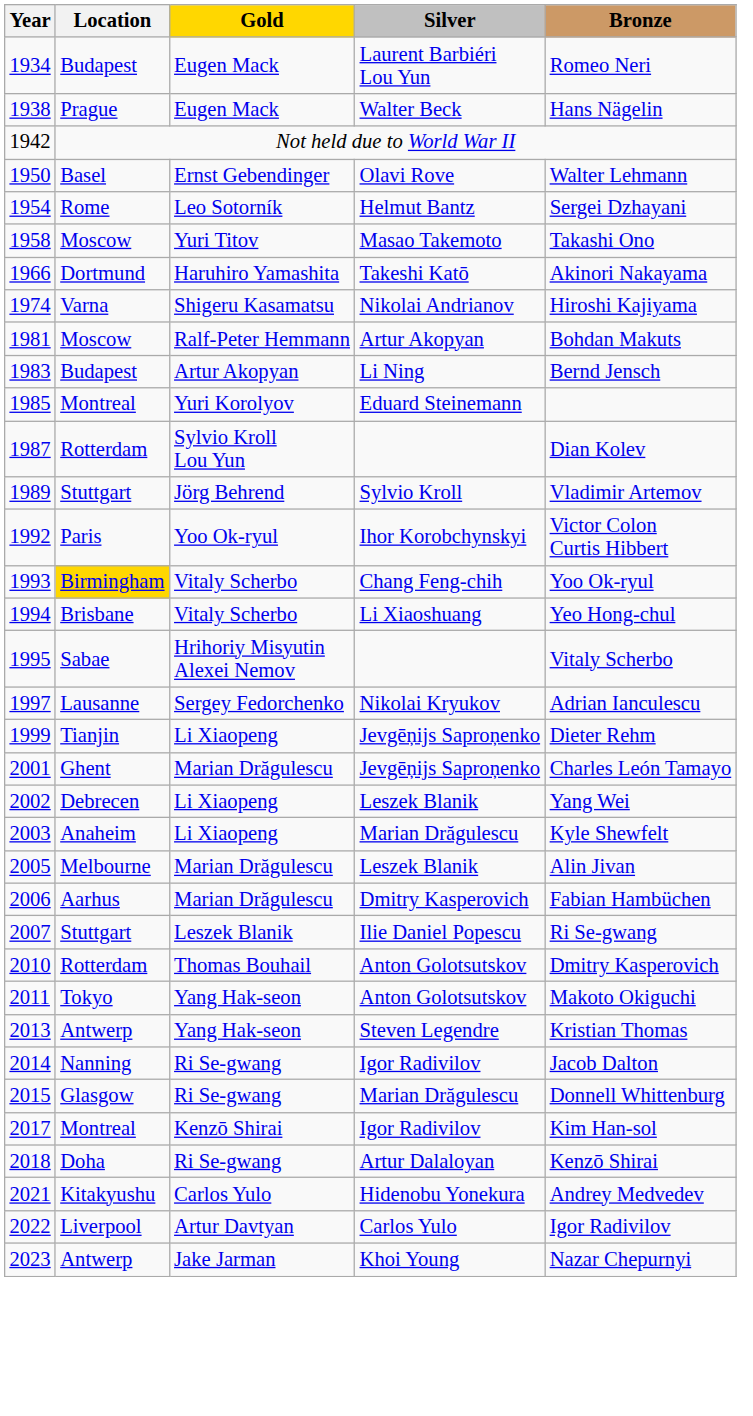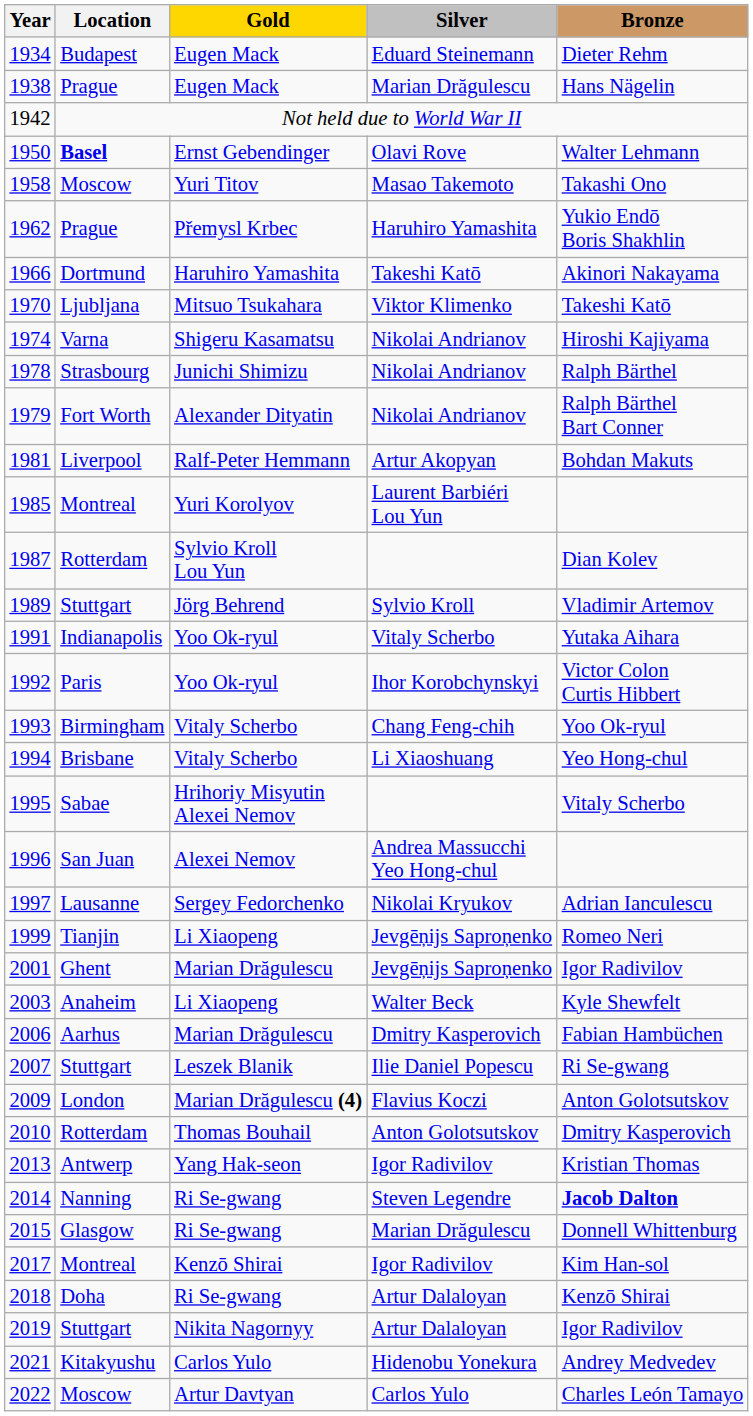(428, 65) Laurent Barbiéri Lou Yun -> (453, 53) Eduard Steinemann
(600, 65) Romeo Neri -> (615, 53) Dieter Rehm
(411, 109) Walter Beck -> (451, 86) Marian Drăgulescu
(83, 175) normal -> (84, 151) bold
- row: (30, 207)
+ row: (30, 228)
+ row: (30, 305)
+ row: (30, 371)
+ row: (30, 415)
(96, 338) Moscow -> (101, 460) Liverpool
- row: (30, 371)
(441, 404) Eduard Steinemann -> (440, 504) Laurent Barbiéri Lou Yun
+ row: (30, 637)
(112, 581) gold background -> (112, 726) no background
+ row: (30, 859)
(603, 735) Dieter Rehm -> (612, 936) Romeo Neri
(640, 768) Charles León Tamayo -> (622, 969) Igor Radivilov
- row: (30, 801)
(439, 833) Marian Drăgulescu -> (423, 1001) Walter Beck
- row: (30, 866)
+ row: (30, 1099)
- row: (30, 997)
(429, 1030) Steven Legendre -> (432, 1165) Igor Radivilov
(420, 1063) Igor Radivilov -> (441, 1198) Steven Legendre
(604, 1063) normal -> (620, 1198) bold
+ row: (30, 1329)
(101, 1226) Liverpool -> (96, 1394) Moscow
(610, 1226) Igor Radivilov -> (652, 1394) Charles León Tamayo
- row: (30, 1259)
